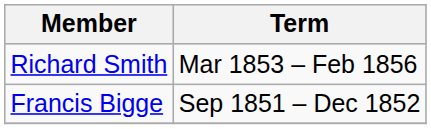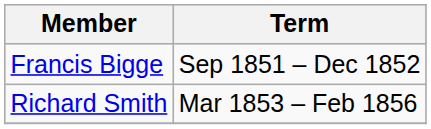rows swapped: (87, 103) <-> (89, 63)
